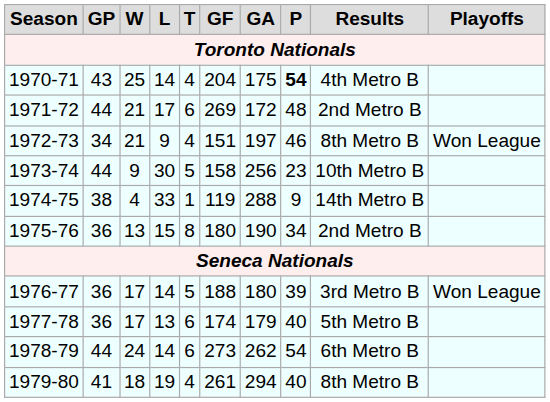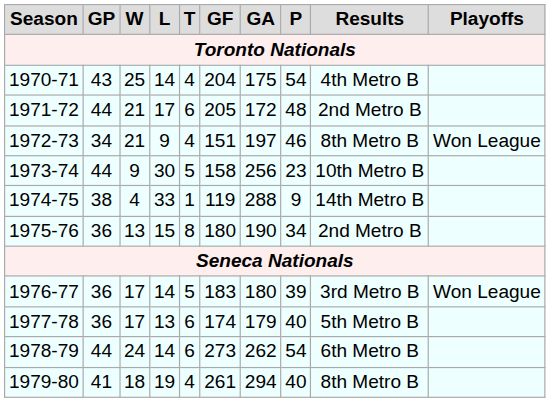(296, 79) bold -> (296, 79) normal
(220, 110) 269 -> (220, 110) 205
(220, 291) 188 -> (220, 291) 183
